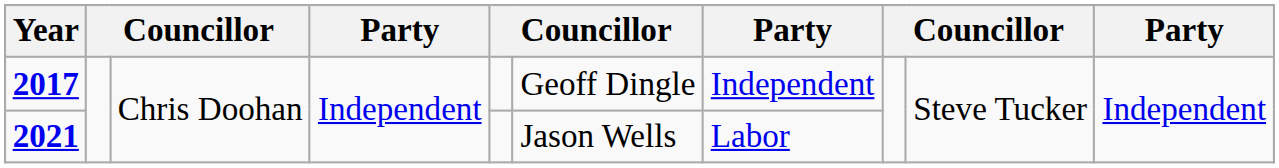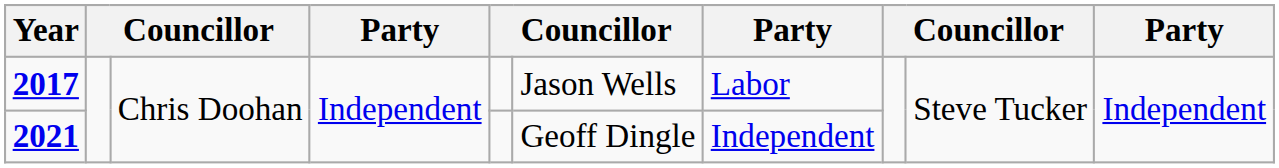(608, 83) Geoff Dingle -> (598, 83) Jason Wells
(793, 83) Independent -> (750, 83) Labor
(598, 135) Jason Wells -> (608, 135) Geoff Dingle
(750, 135) Labor -> (793, 135) Independent
